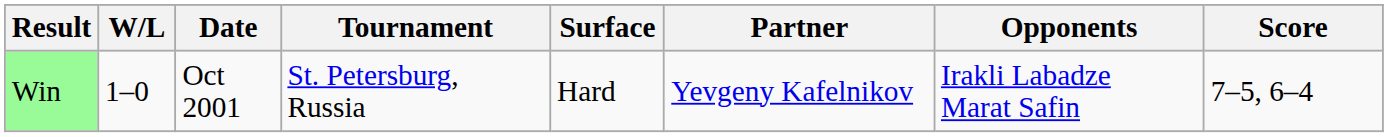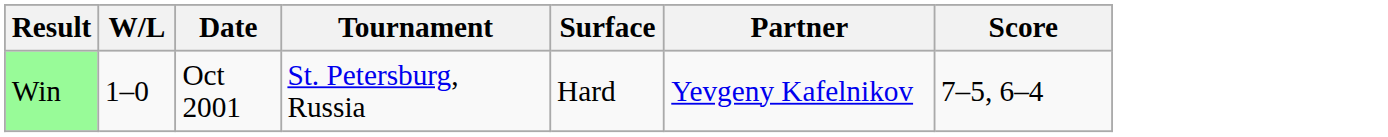- column: (1069, 27)
